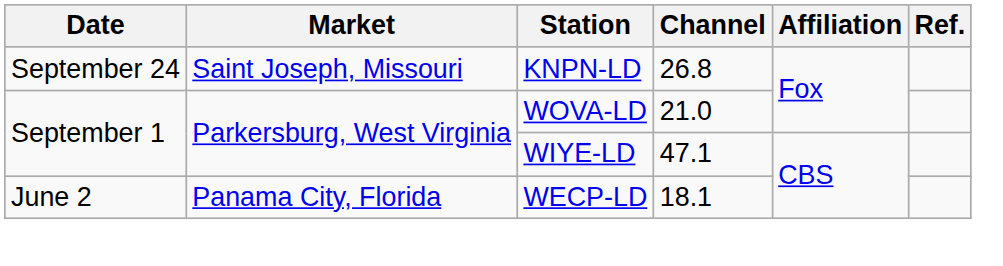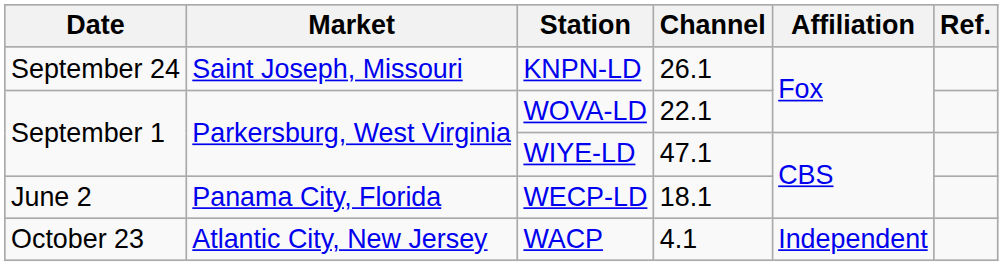(686, 68) 26.8 -> (686, 68) 26.1
(686, 111) 21.0 -> (686, 111) 22.1
+ row: (563, 238)
